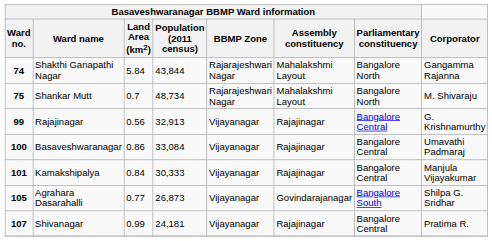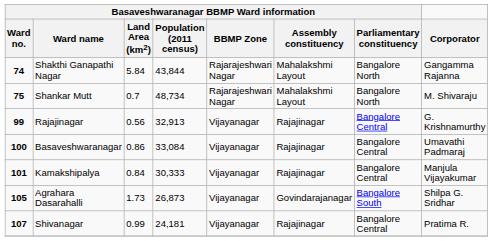(136, 198) 0.77 -> (136, 198) 1.73
